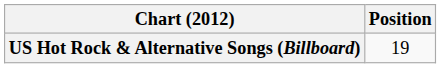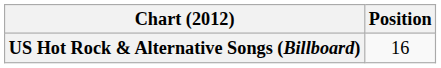(400, 47) 19 -> (400, 47) 16
